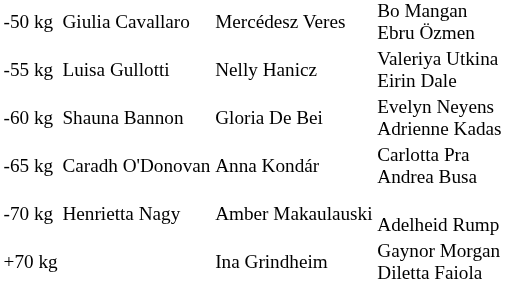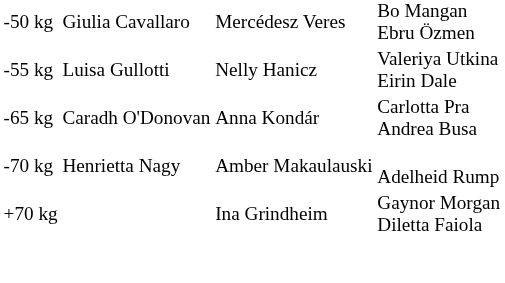- row: (28, 118)
